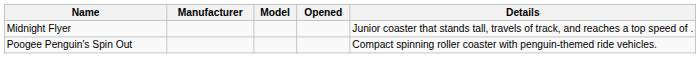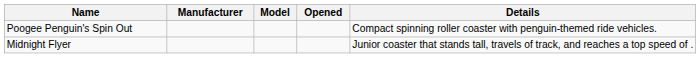rows swapped: (39, 28) <-> (69, 45)
